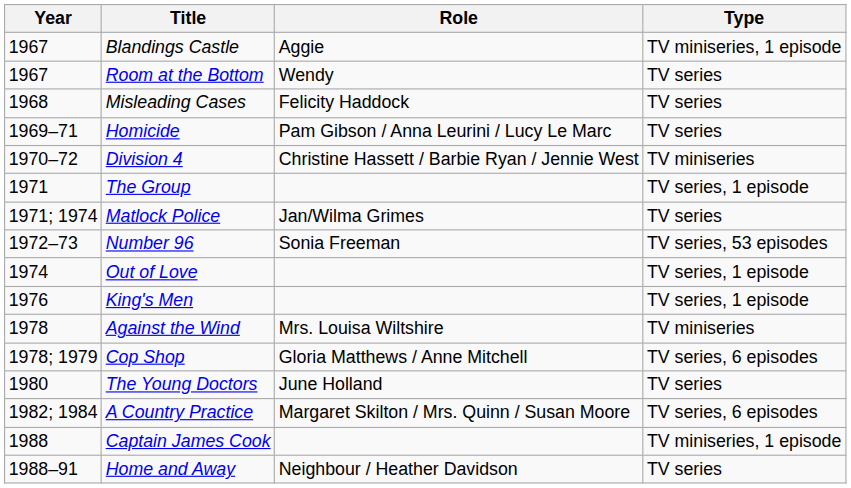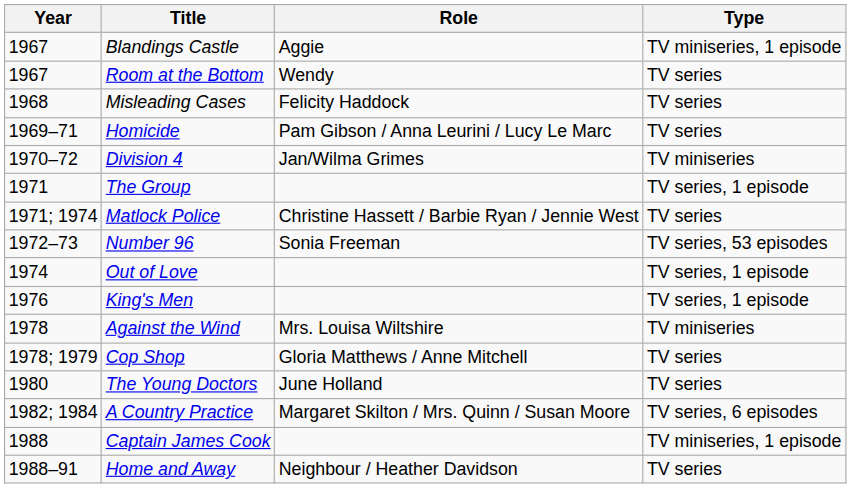(459, 159) Christine Hassett / Barbie Ryan / Jennie West -> (351, 159) Jan/Wilma Grimes
(351, 215) Jan/Wilma Grimes -> (459, 215) Christine Hassett / Barbie Ryan / Jennie West
(732, 356) TV series, 6 episodes -> (684, 356) TV series
